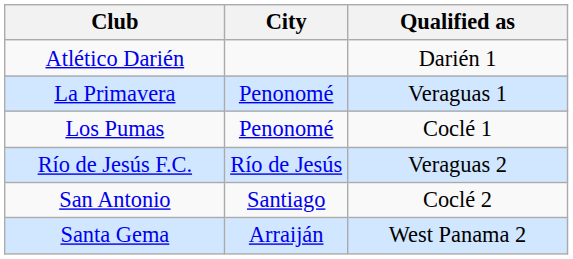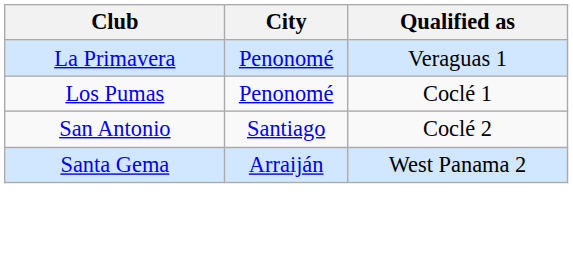- row: (115, 57)
- row: (115, 164)
